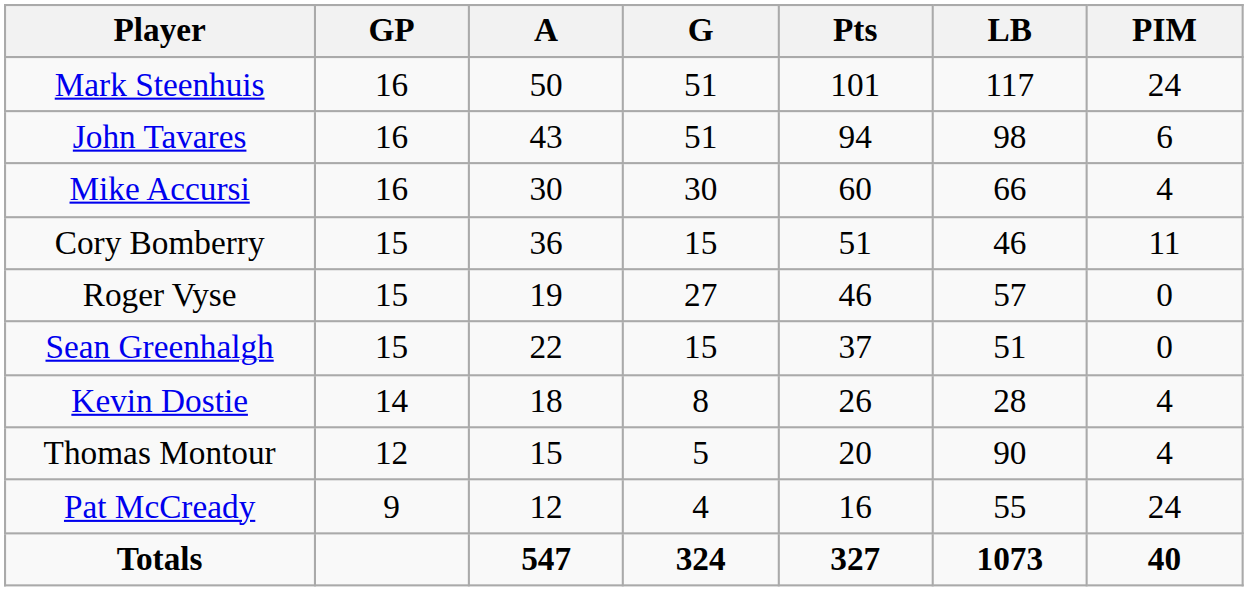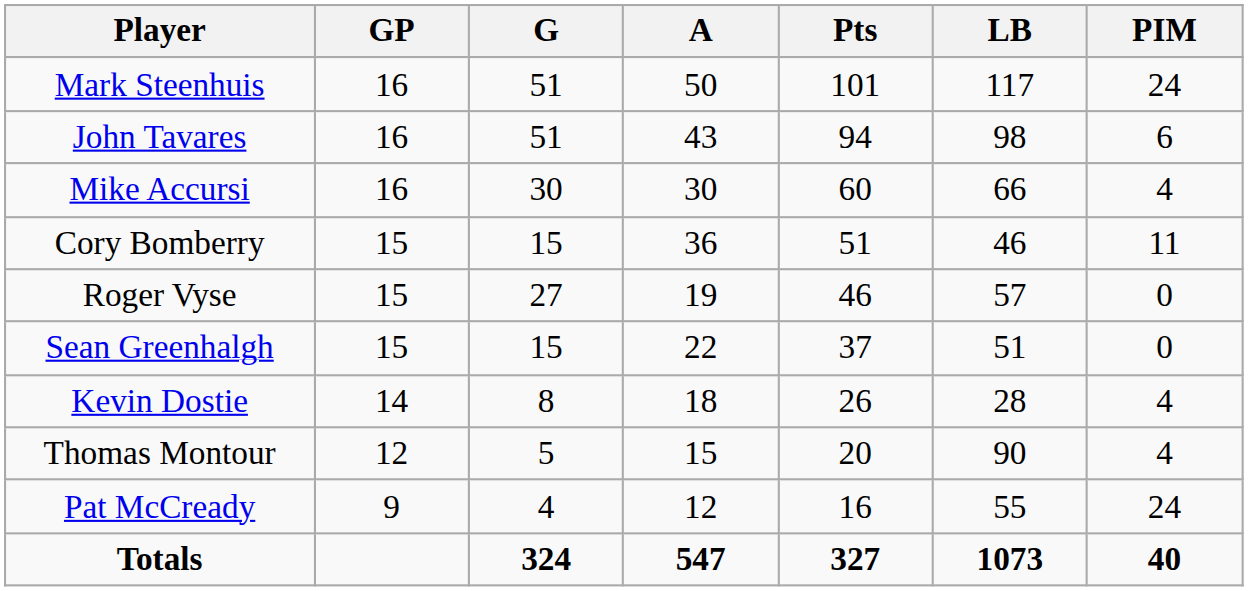columns swapped: (701, 30) <-> (546, 30)
